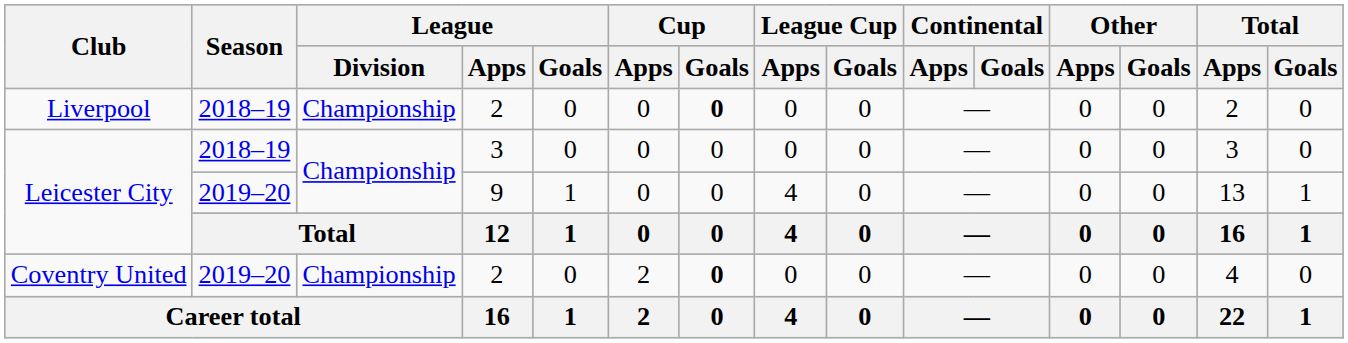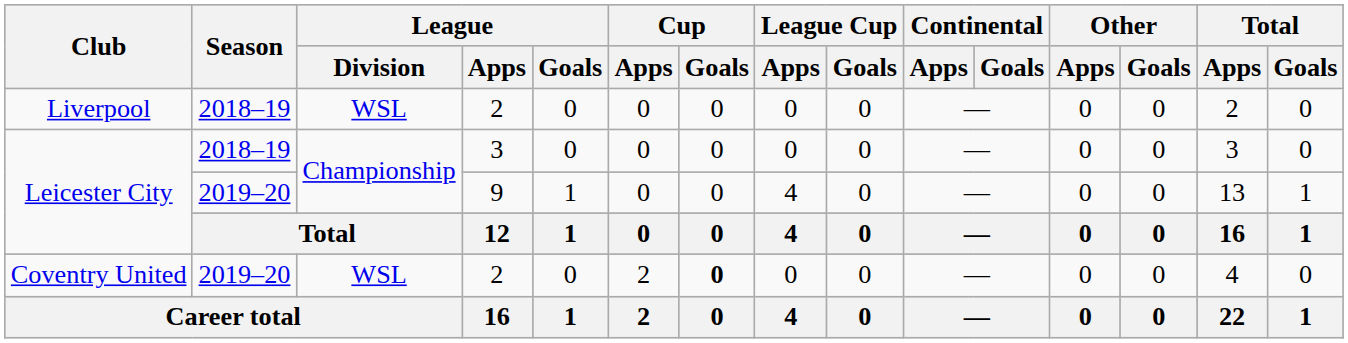(379, 108) Championship -> (379, 108) WSL
(717, 108) bold -> (717, 108) normal
(379, 274) Championship -> (379, 274) WSL
